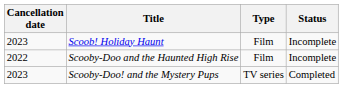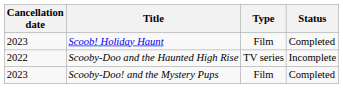(312, 41) Incomplete -> (312, 41) Completed
(263, 58) Film -> (263, 58) TV series
(263, 74) TV series -> (263, 74) Film
